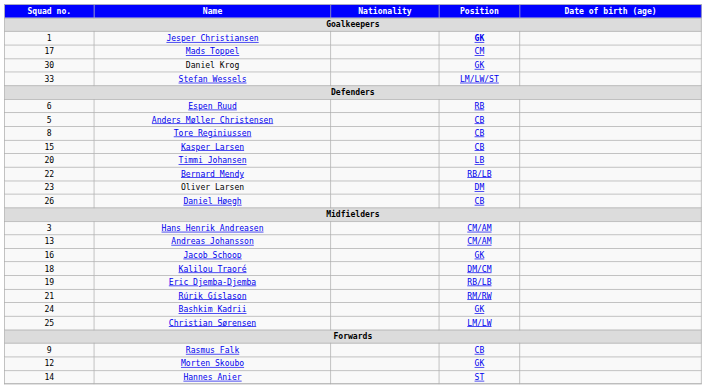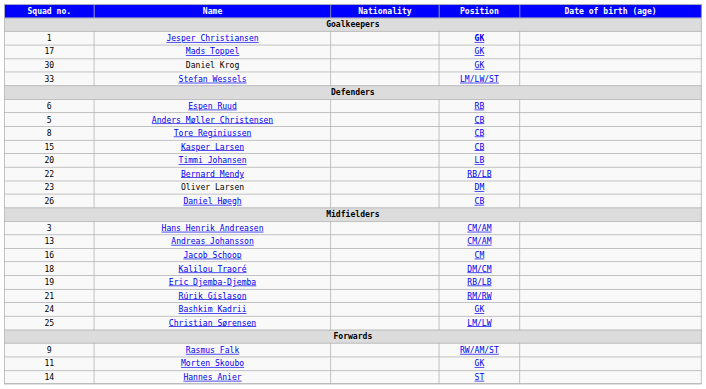(479, 52) CM -> (479, 52) GK
(479, 255) GK -> (479, 255) CM
(479, 350) CB -> (479, 350) RW/AM/ST
(49, 363) 12 -> (49, 363) 11
